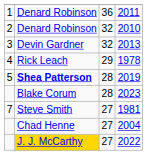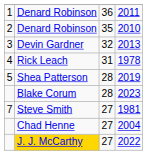(107, 28) 32 -> (107, 28) 35
(107, 61) 29 -> (107, 61) 31
(54, 77) bold -> (52, 77) normal
